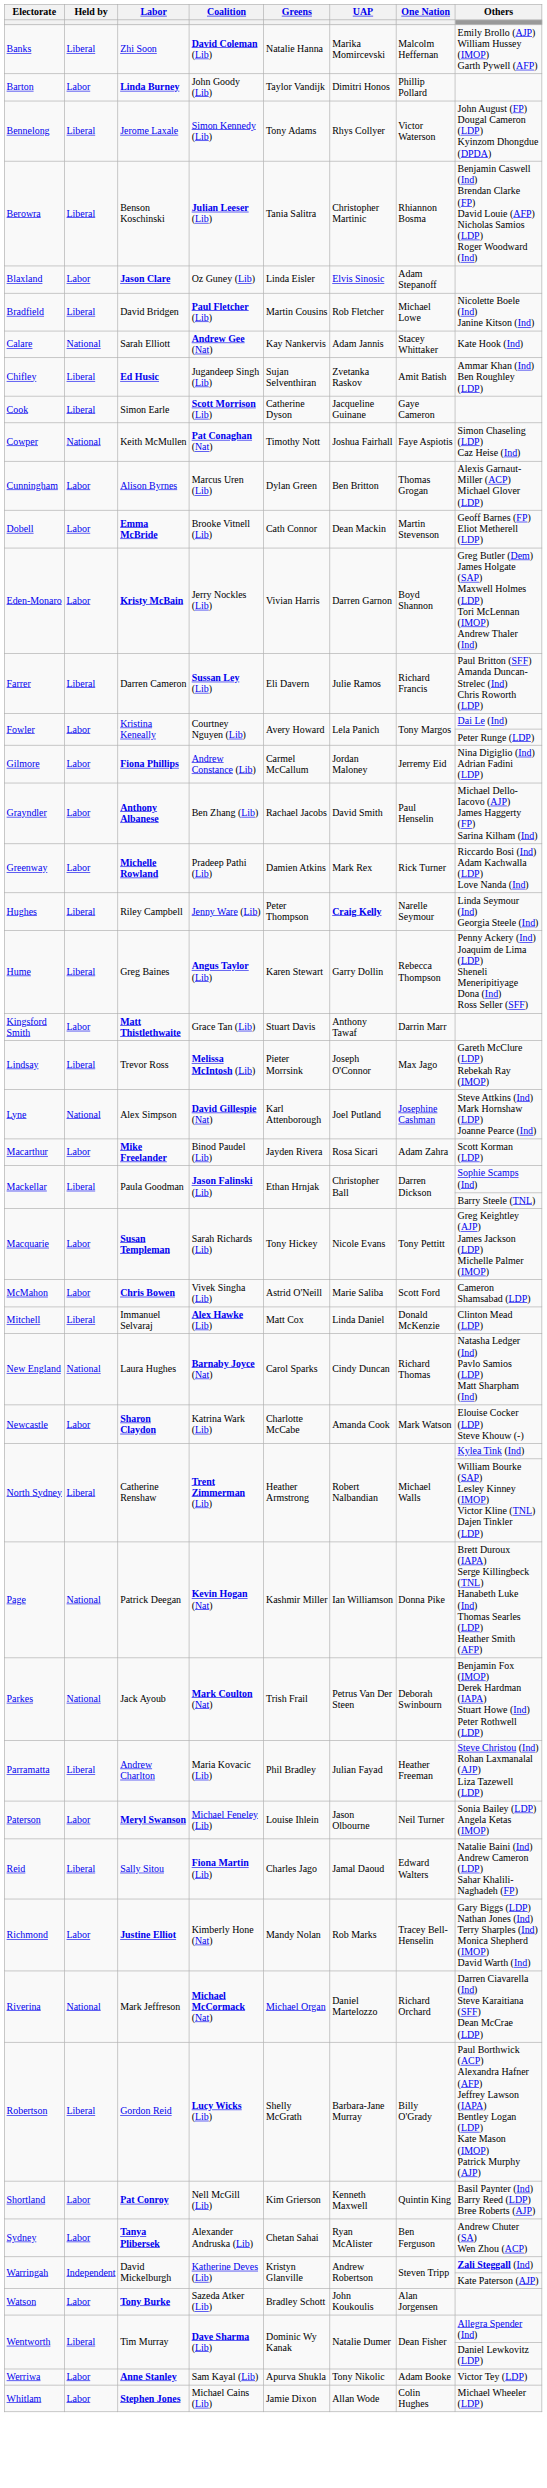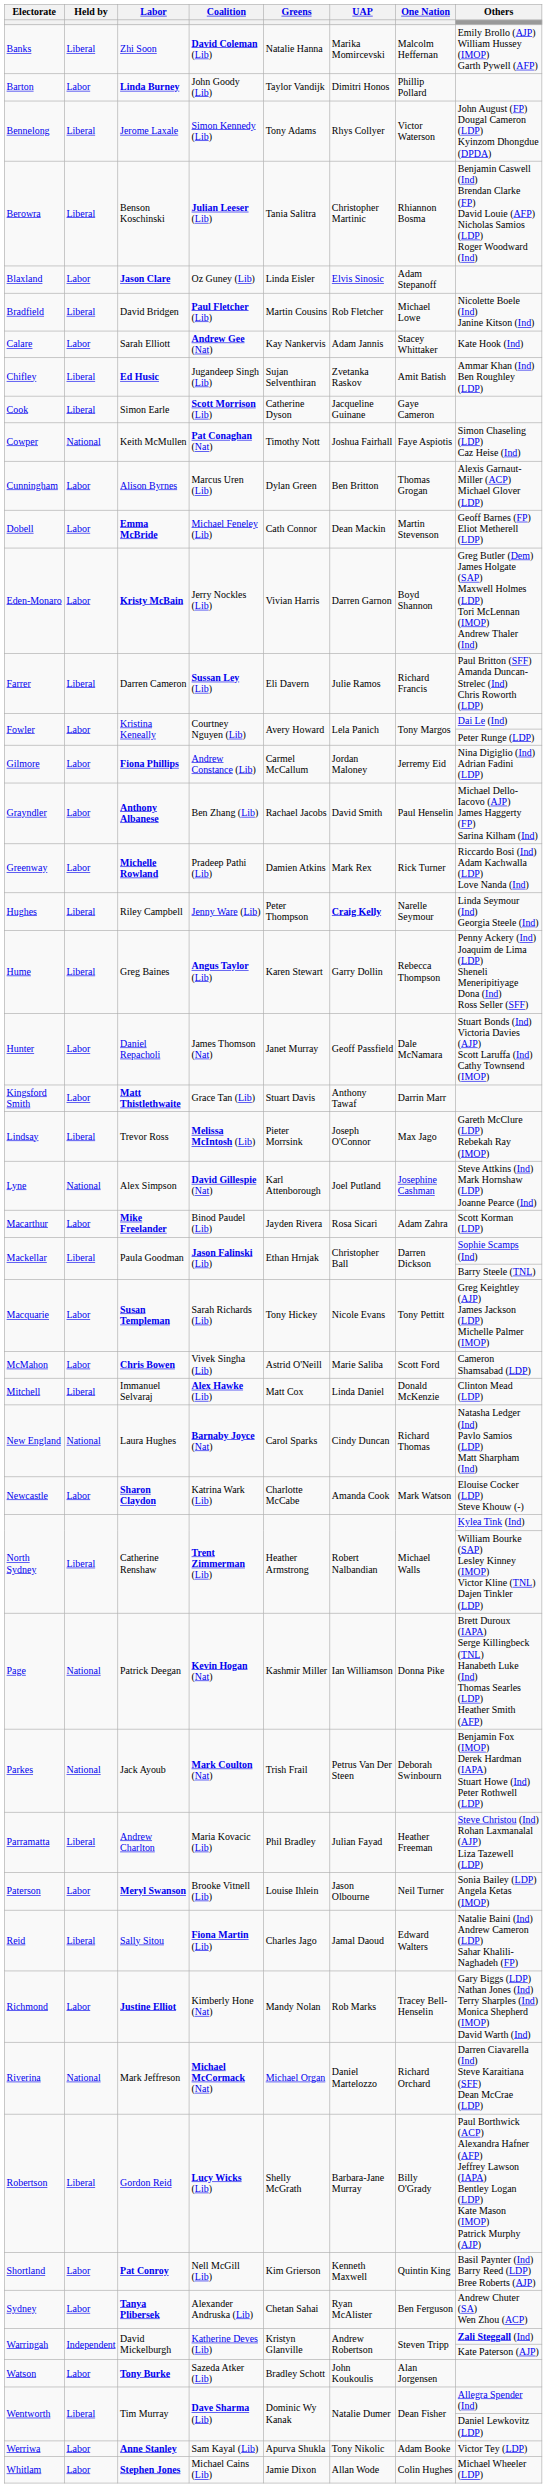(84, 344) National -> (78, 344) Labor
(221, 529) Brooke Vitnell (Lib) -> (225, 529) Michael Feneley (Lib)
+ row: (20, 1049)
(225, 1820) Michael Feneley (Lib) -> (221, 1891) Brooke Vitnell (Lib)
